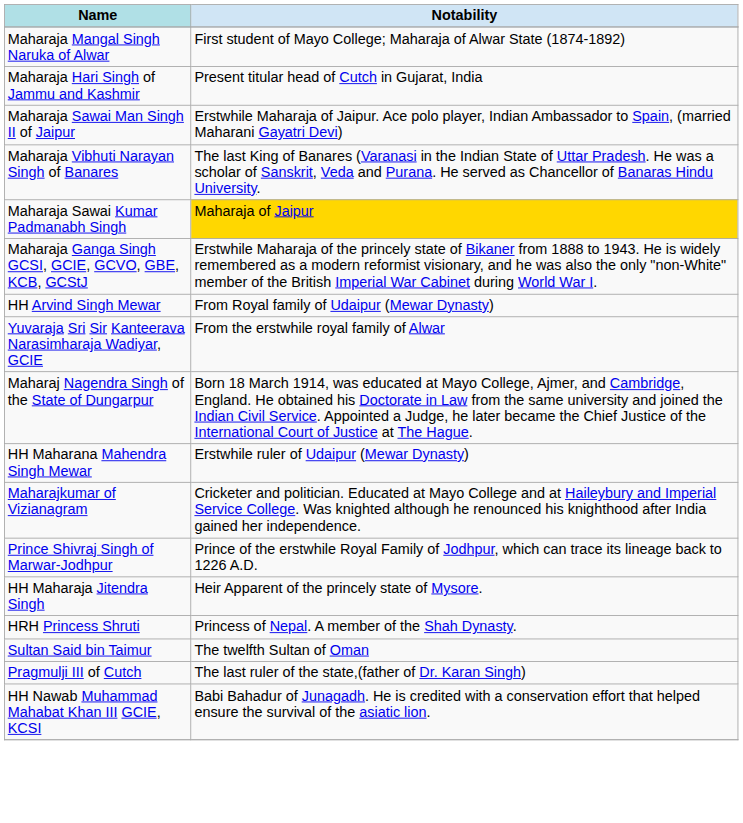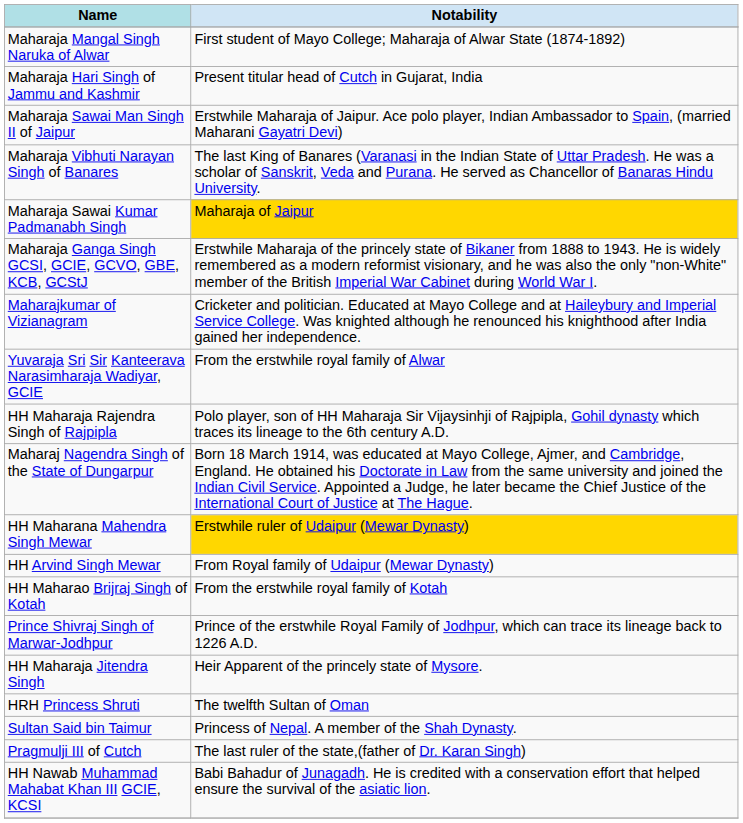rows swapped: (62, 502) <-> (84, 305)
+ row: (81, 423)
(332, 454) no background -> (332, 526) gold background
+ row: (97, 596)
(356, 627) Princess of Nepal. A member of the Shah Dynasty. -> (282, 705) The twelfth Sultan of Oman
(282, 650) The twelfth Sultan of Oman -> (356, 728) Princess of Nepal. A member of the Shah Dynasty.
